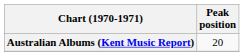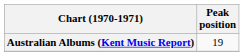(218, 42) 20 -> (218, 42) 19
